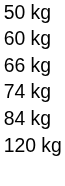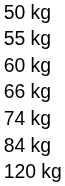+ row: (27, 39)
